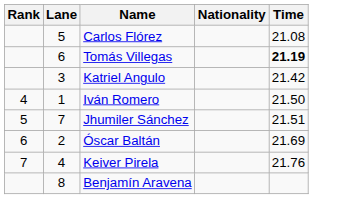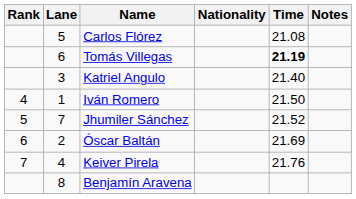+ column: (330, 15)
(288, 78) 21.42 -> (288, 78) 21.40
(288, 120) 21.51 -> (288, 120) 21.52
